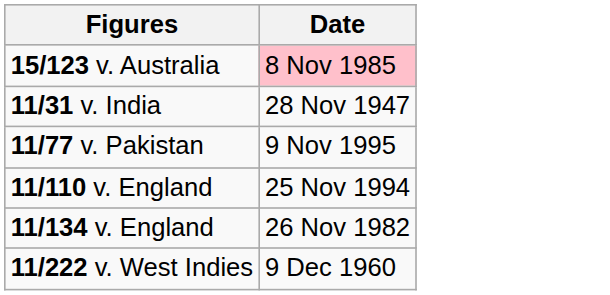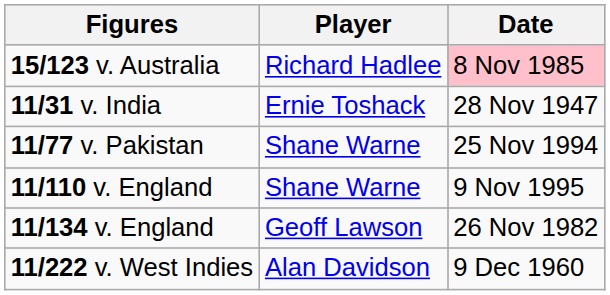+ column: (353, 24)
(330, 146) 9 Nov 1995 -> (526, 146) 25 Nov 1994
(338, 187) 25 Nov 1994 -> (519, 187) 9 Nov 1995
